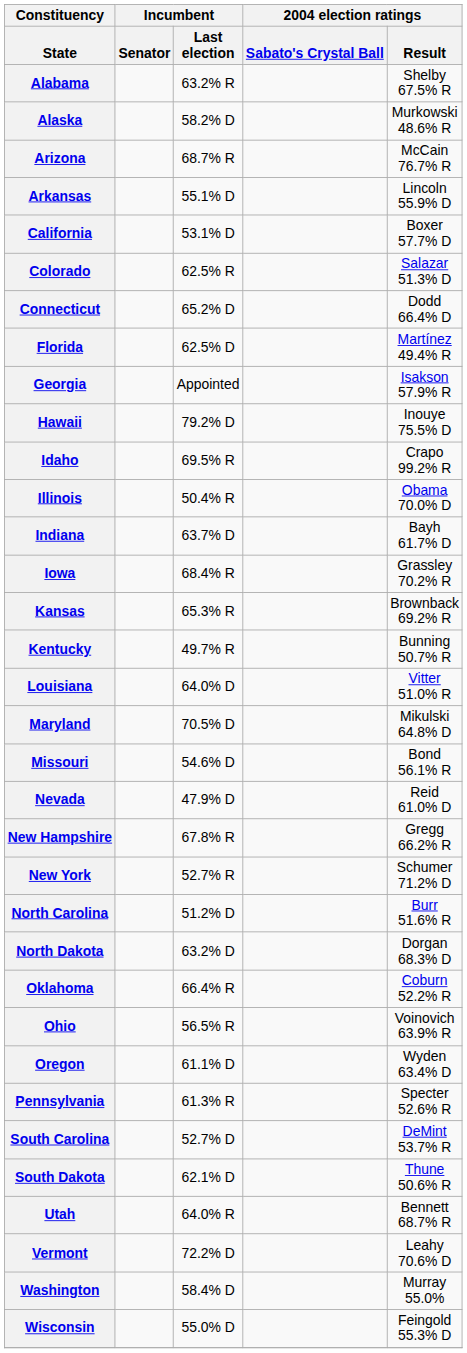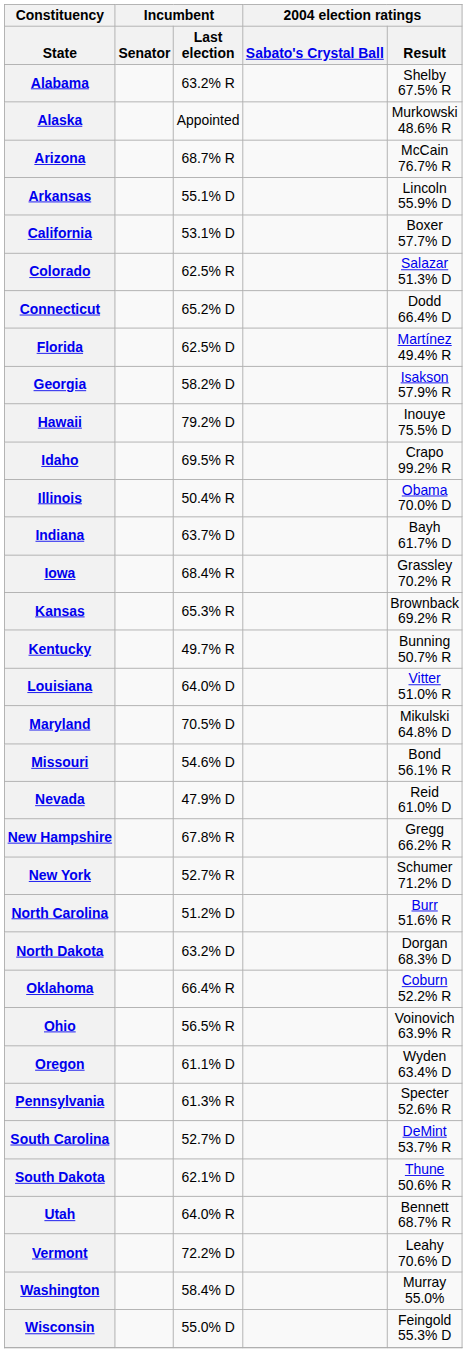(208, 120) 58.2% D -> (208, 120) Appointed
(208, 385) Appointed -> (208, 385) 58.2% D
